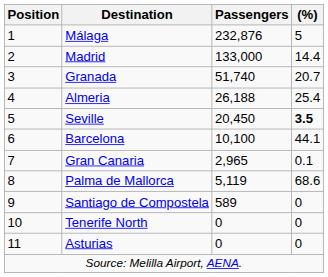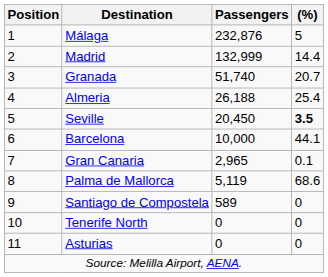(239, 56) 133,000 -> (239, 56) 132,999
(235, 139) 10,100 -> (235, 139) 10,000
